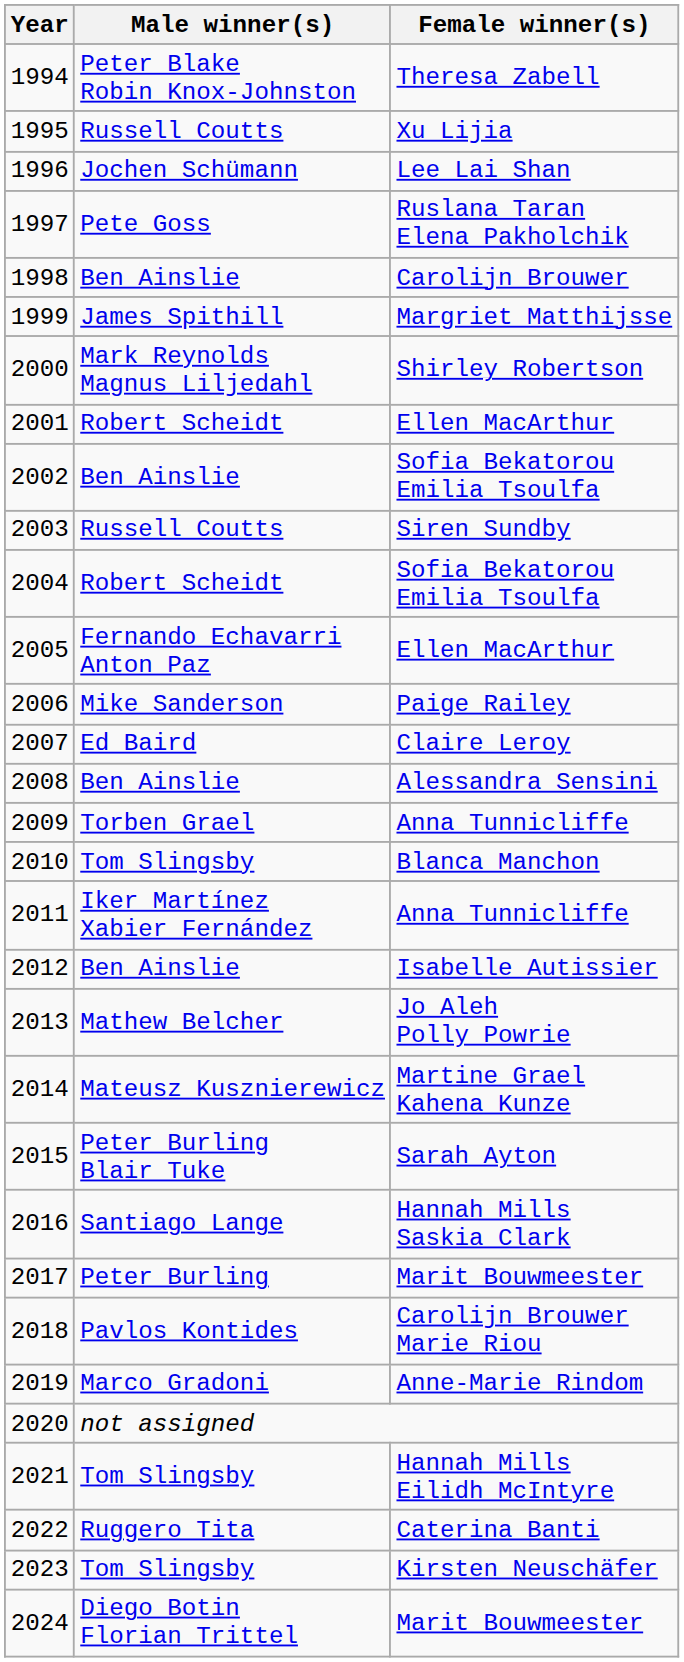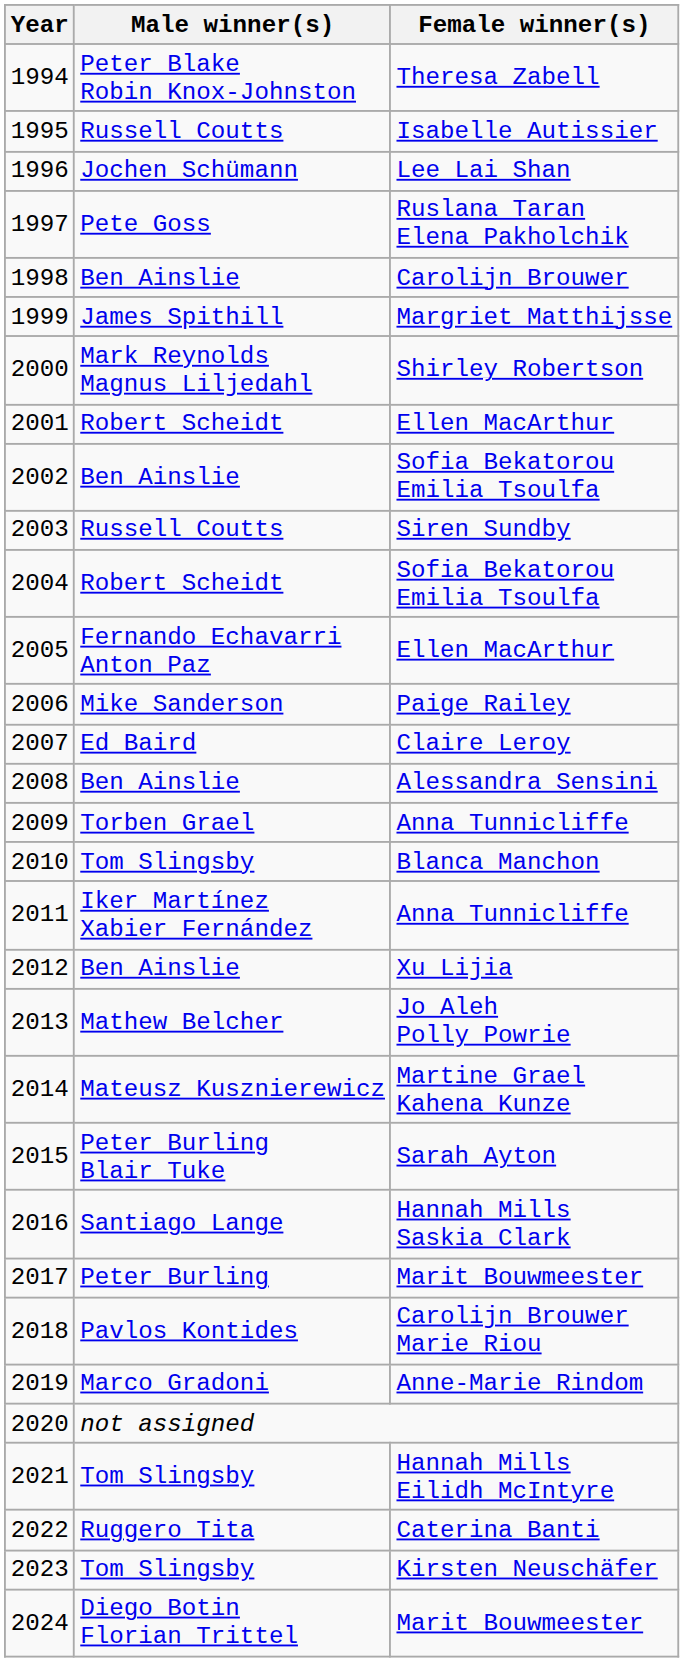(455, 131) Xu Lijia -> (527, 131) Isabelle Autissier
(527, 969) Isabelle Autissier -> (455, 969) Xu Lijia
